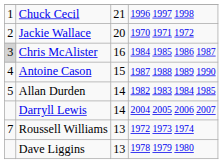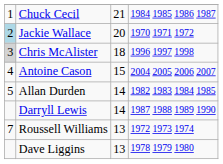(162, 14) 1996 1997 1998 -> (173, 14) 1984 1985 1986 1987
(10, 33) no background -> (10, 33) lightblue background
(119, 52) 16 -> (119, 52) 18
(173, 52) 1984 1985 1986 1987 -> (162, 52) 1996 1997 1998
(173, 71) 1987 1988 1989 1990 -> (173, 71) 2004 2005 2006 2007
(173, 110) 2004 2005 2006 2007 -> (173, 110) 1987 1988 1989 1990
